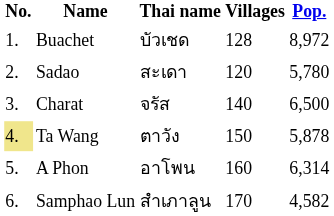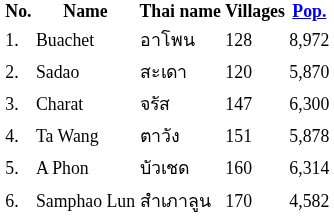(164, 40) บัวเชด -> (167, 40) อาโพน
(309, 71) 5,780 -> (309, 71) 5,870
(239, 103) 140 -> (239, 103) 147
(309, 103) 6,500 -> (309, 103) 6,300
(12, 136) khaki background -> (12, 136) no background
(239, 136) 150 -> (239, 136) 151
(167, 168) อาโพน -> (164, 168) บัวเชด
